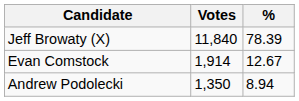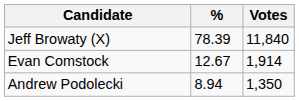columns swapped: (217, 15) <-> (269, 15)
